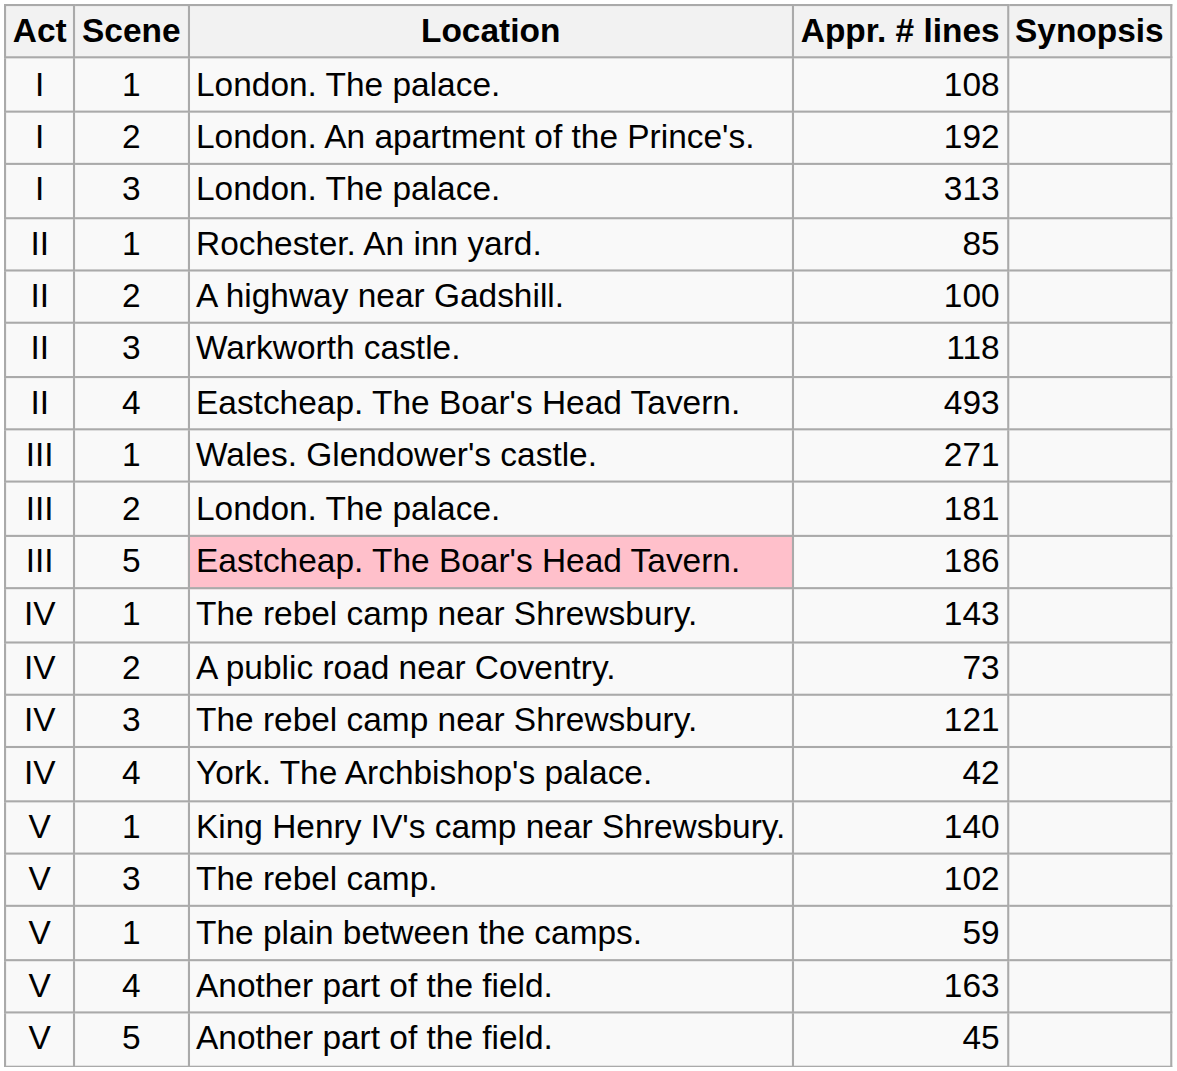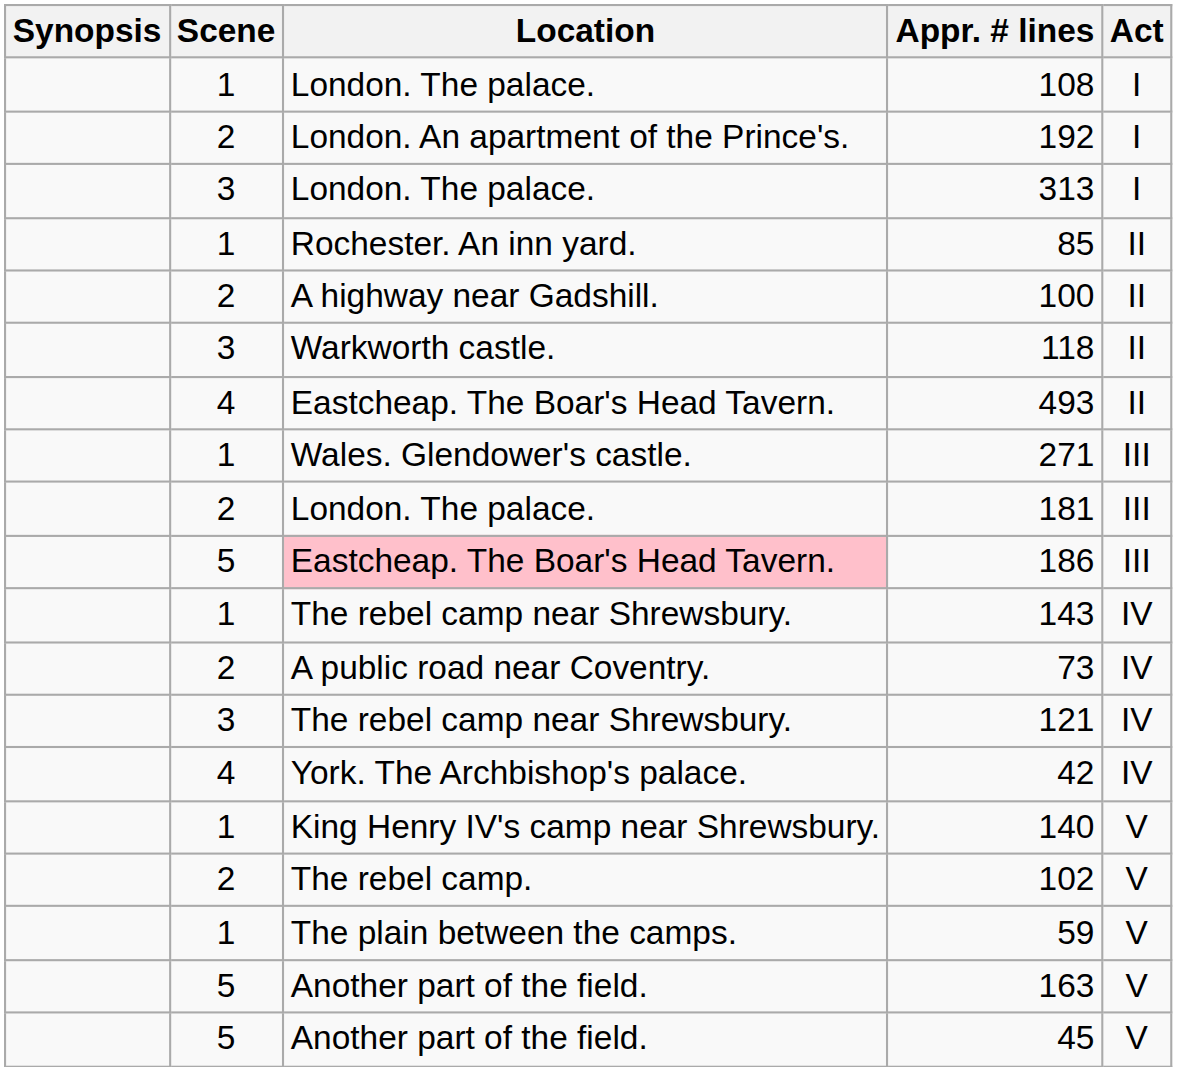columns swapped: (40, 31) <-> (1089, 31)
(131, 879) 3 -> (226, 879) 2
(131, 985) 4 -> (226, 985) 5
